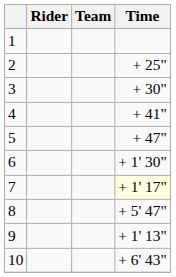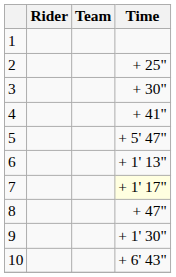(150, 138) + 47" -> (143, 138) + 5' 47"
(143, 162) + 1' 30" -> (143, 162) + 1' 13"
(143, 211) + 5' 47" -> (150, 211) + 47"
(143, 235) + 1' 13" -> (143, 235) + 1' 30"
